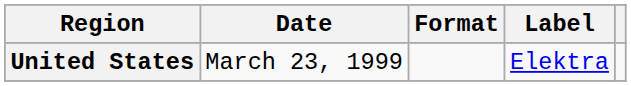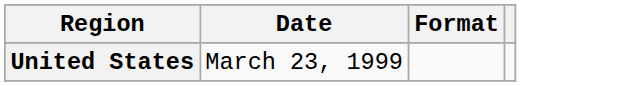- column: (560, 24)
